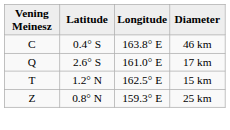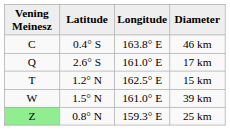+ row: (197, 98)
(32, 98) no background -> (32, 116) lightgreen background
